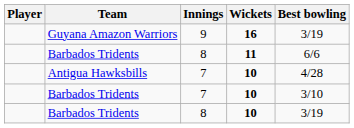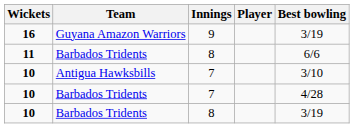columns swapped: (25, 14) <-> (251, 14)
(312, 73) 4/28 -> (312, 73) 3/10
(312, 93) 3/10 -> (312, 93) 4/28
